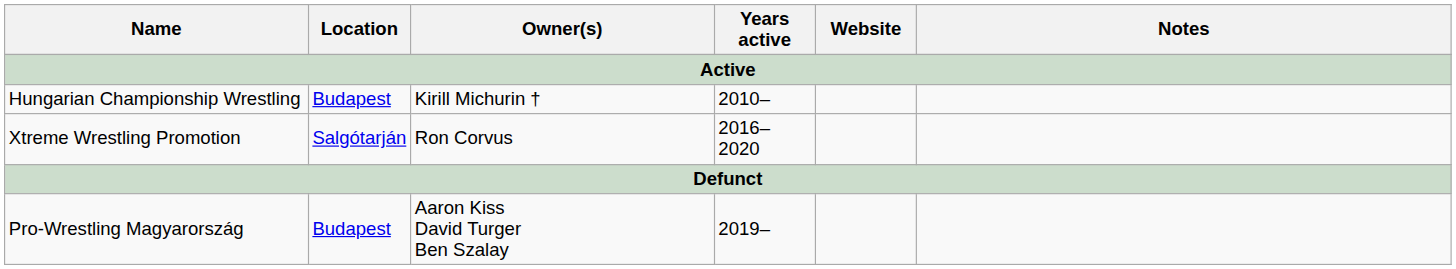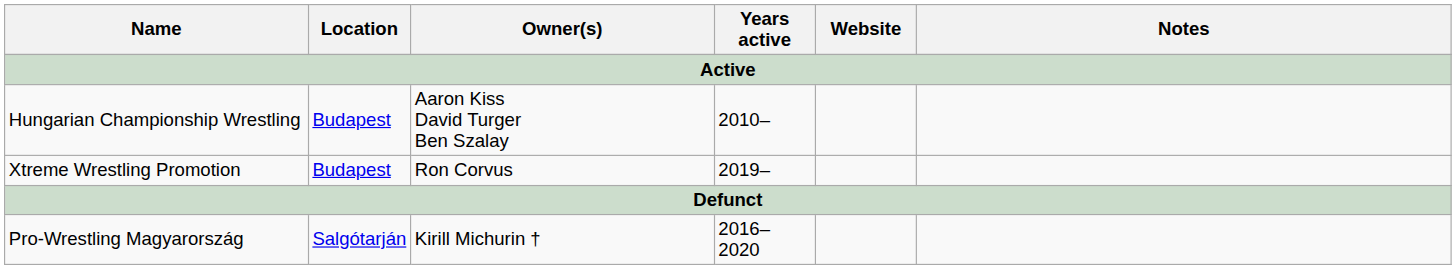(478, 98) Kirill Michurin † -> (468, 119) Aaron Kiss David Turger Ben Szalay
(359, 138) Salgótarján -> (352, 170) Budapest
(744, 138) 2016–2020 -> (744, 170) 2019–
(352, 229) Budapest -> (359, 239) Salgótarján
(468, 229) Aaron Kiss David Turger Ben Szalay -> (478, 239) Kirill Michurin †
(744, 229) 2019– -> (744, 239) 2016–2020
